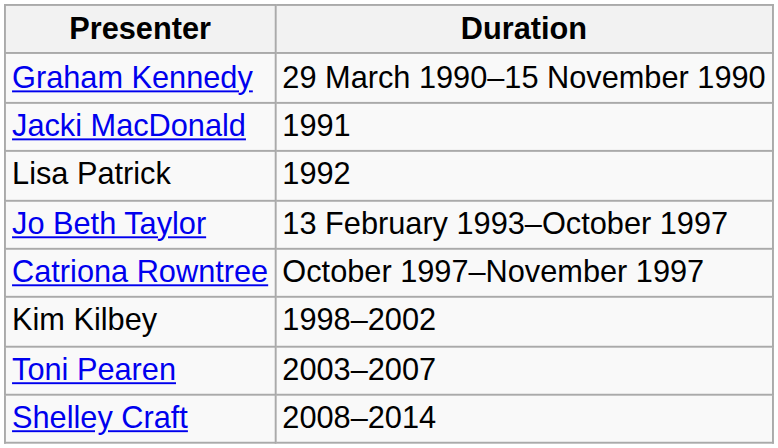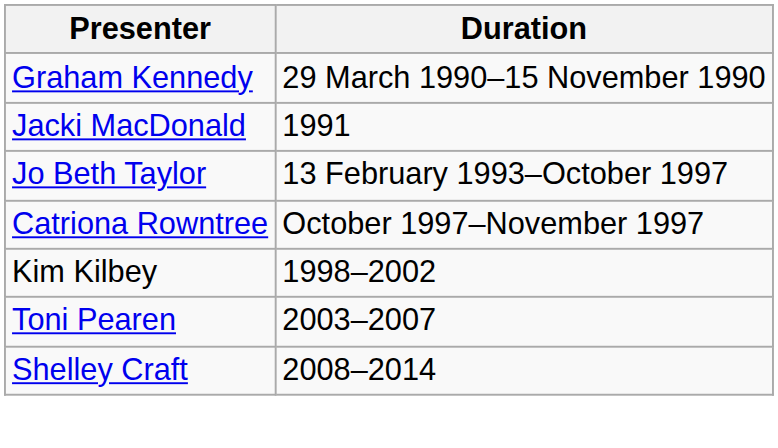- row: (91, 175)
